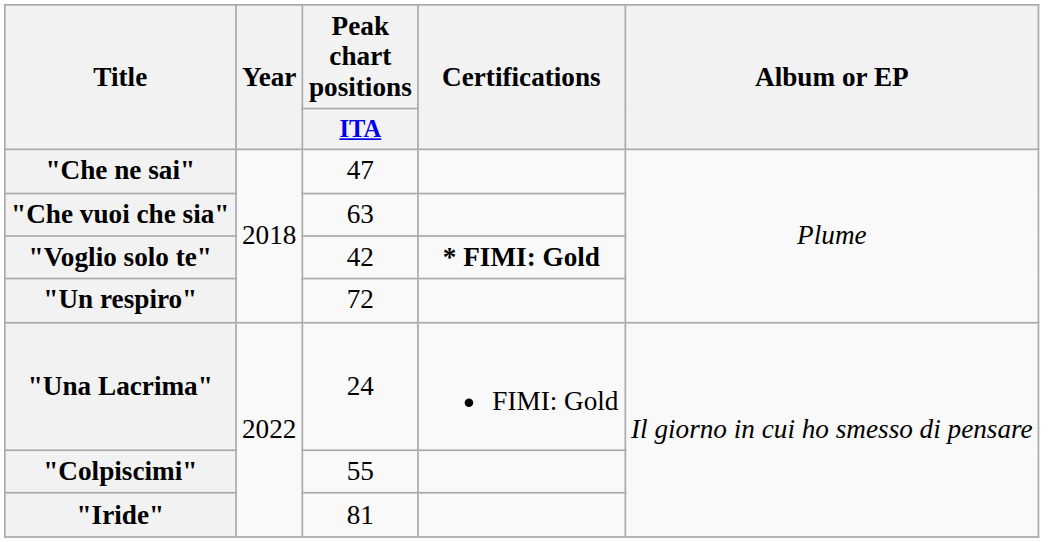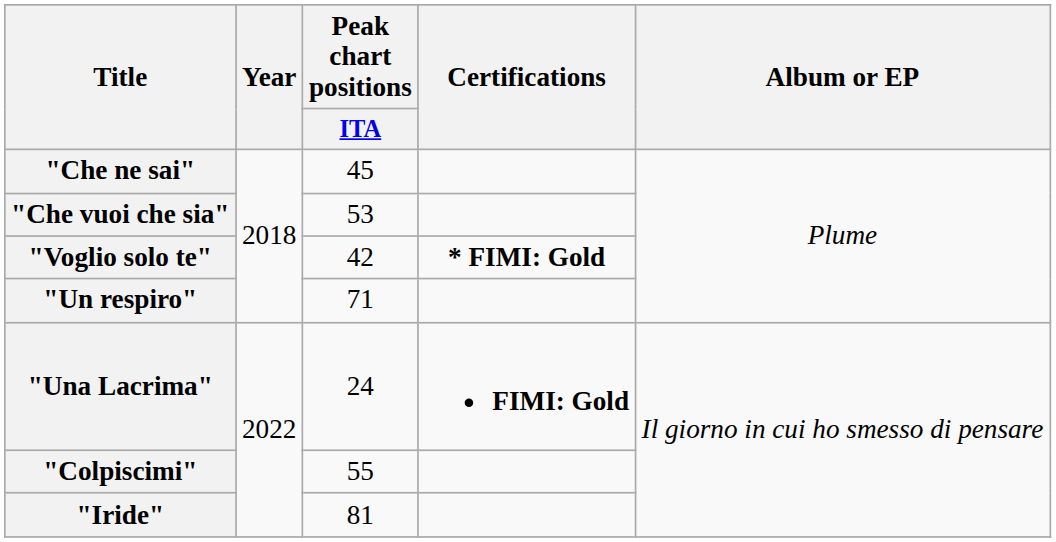(360, 170) 47 -> (360, 170) 45
(360, 213) 63 -> (360, 213) 53
(360, 300) 72 -> (360, 300) 71
(521, 401) normal -> (527, 401) bold
